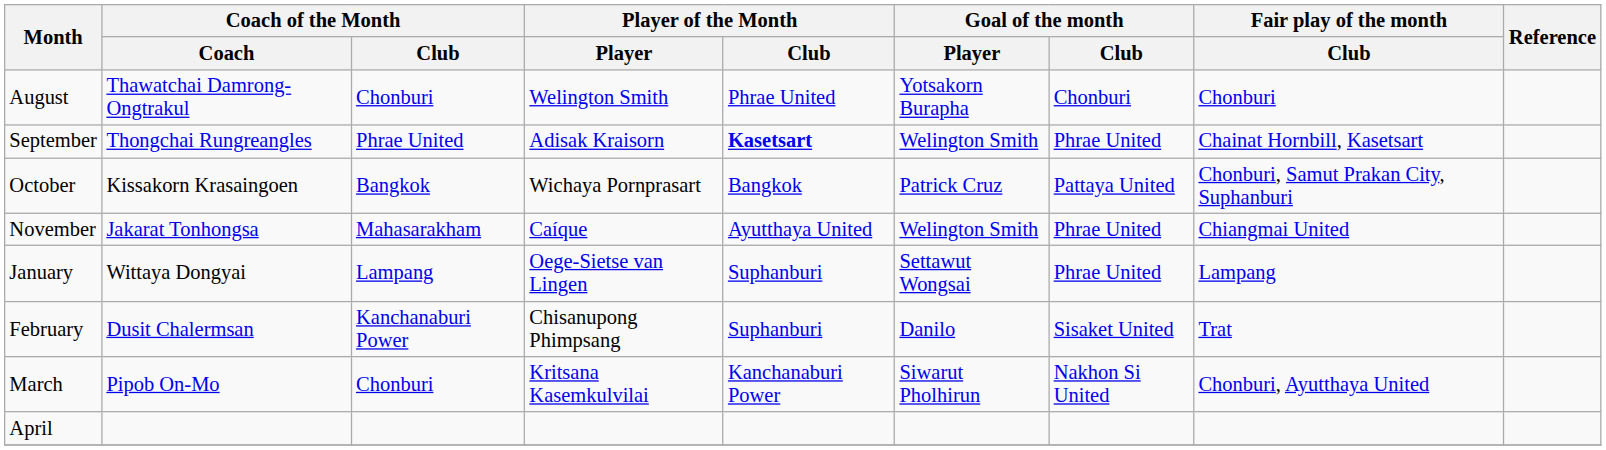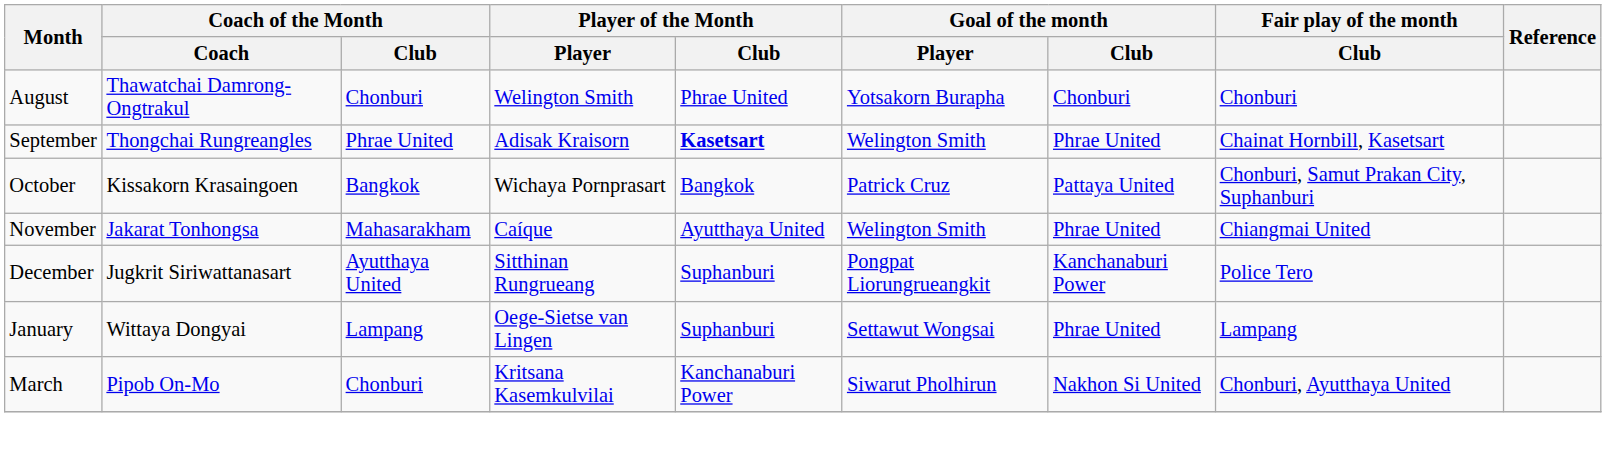+ row: (51, 273)
- row: (46, 328)
- row: (31, 428)
